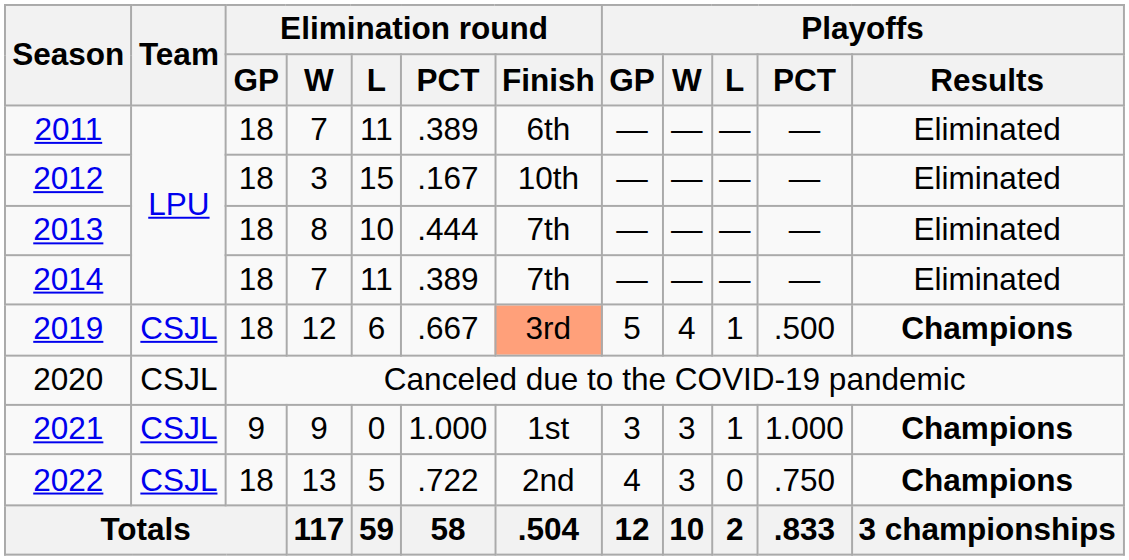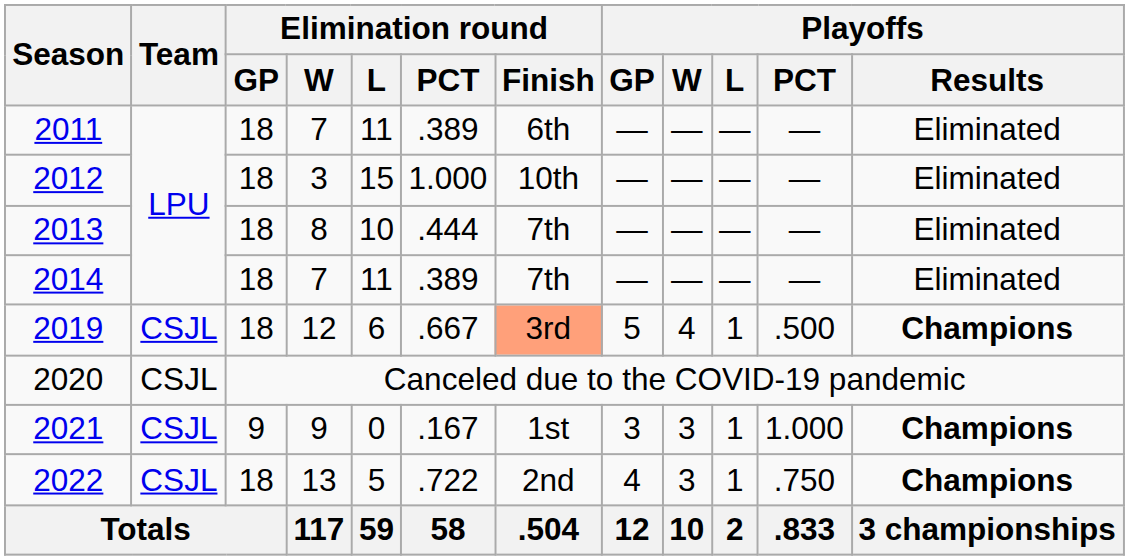(448, 179) .167 -> (448, 179) 1.000
(448, 429) 1.000 -> (448, 429) .167
(735, 479) 0 -> (735, 479) 1
